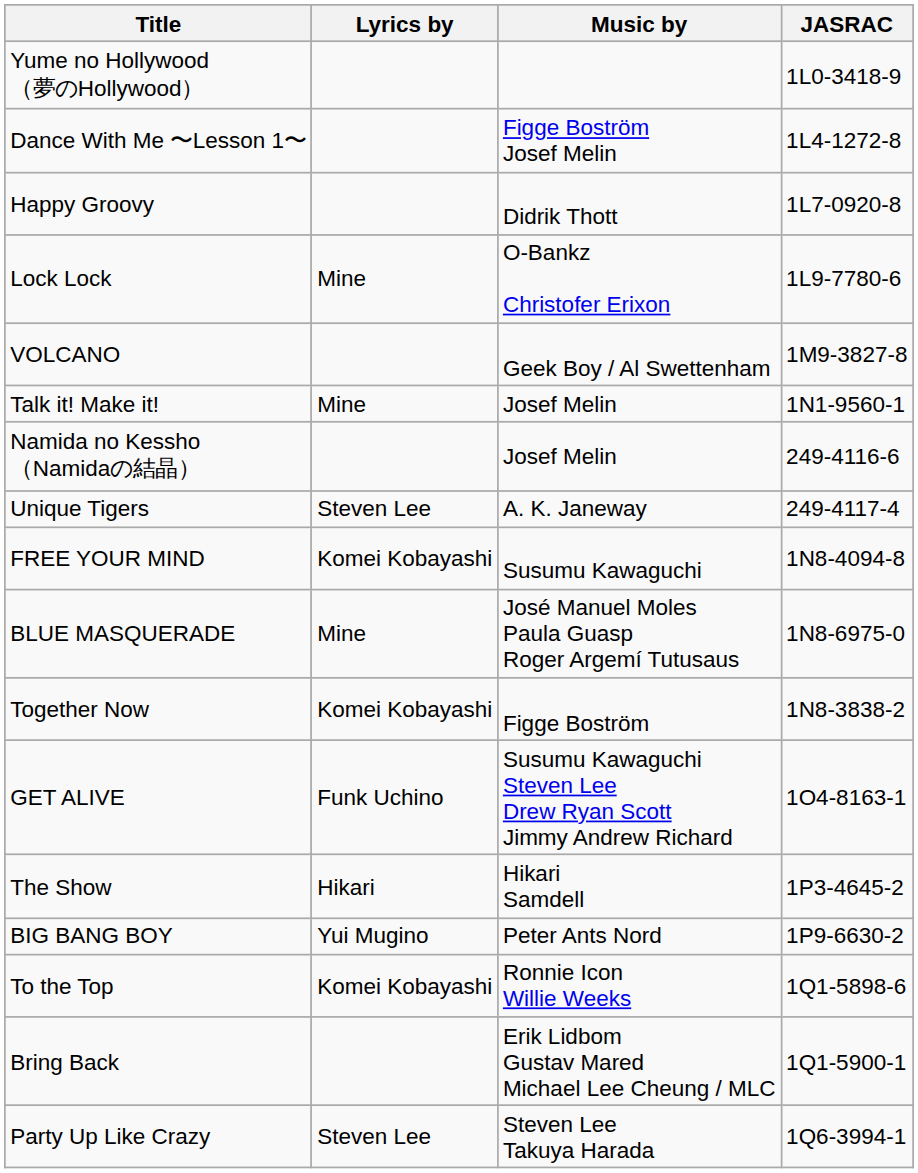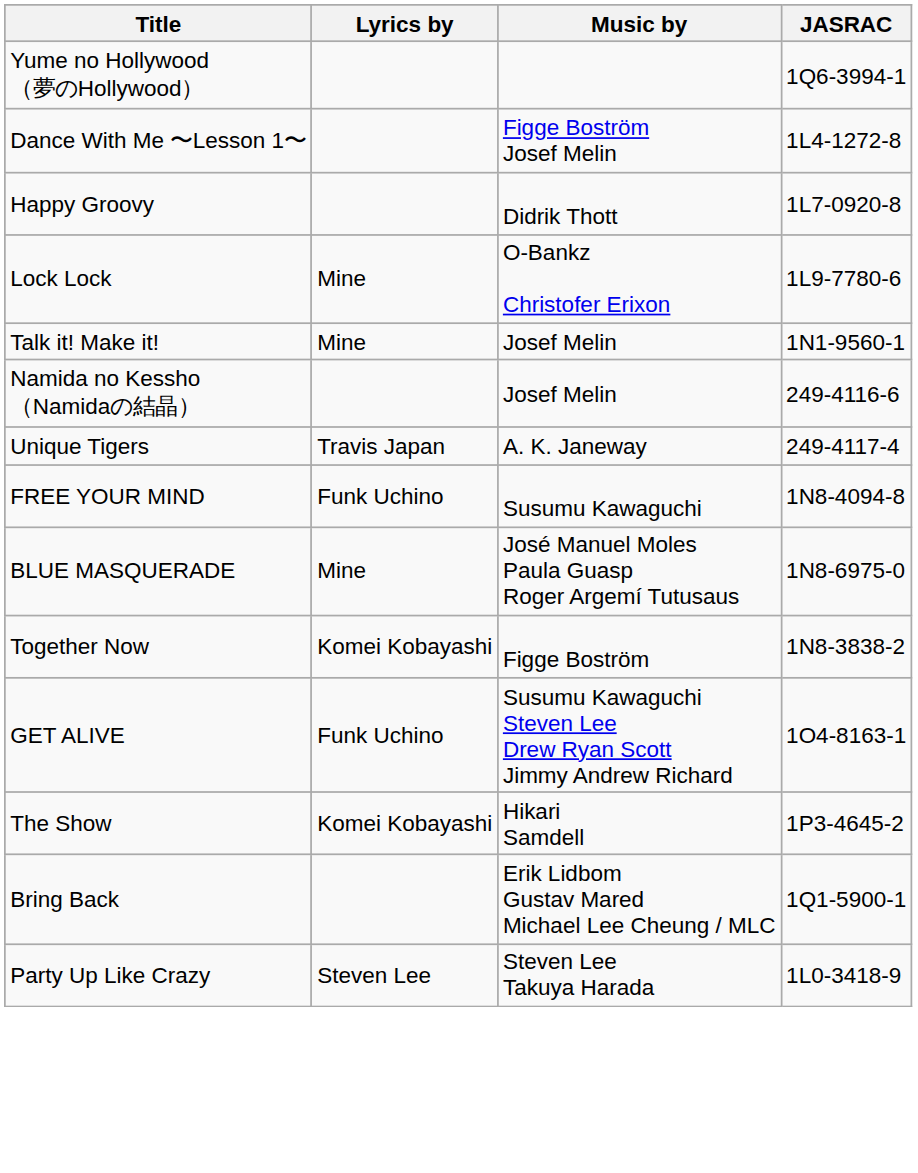(844, 75) 1L0-3418-9 -> (846, 75) 1Q6-3994-1
- row: (65, 354)
(374, 508) Steven Lee -> (381, 446) Travis Japan
(405, 558) Komei Kobayashi -> (380, 495) Funk Uchino
(346, 886) Hikari -> (405, 824) Komei Kobayashi
- row: (91, 936)
- row: (62, 986)
(846, 1137) 1Q6-3994-1 -> (844, 975) 1L0-3418-9
